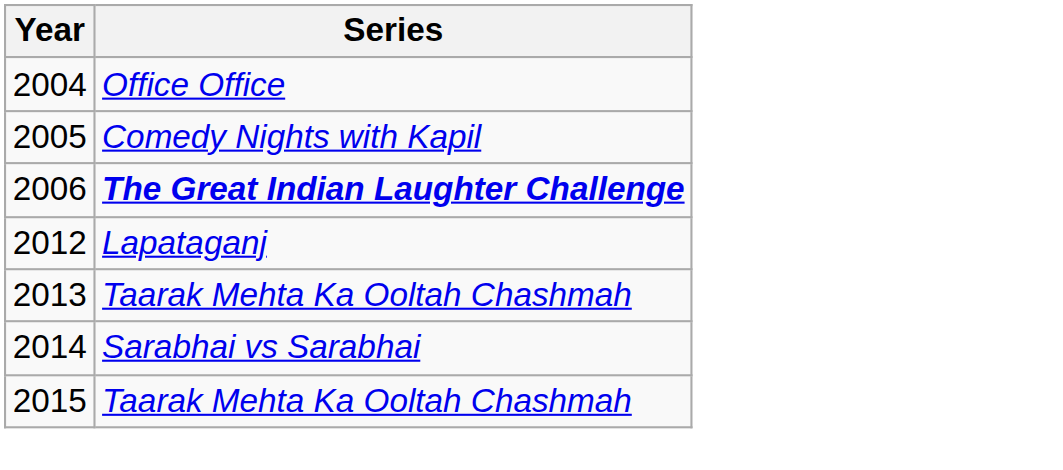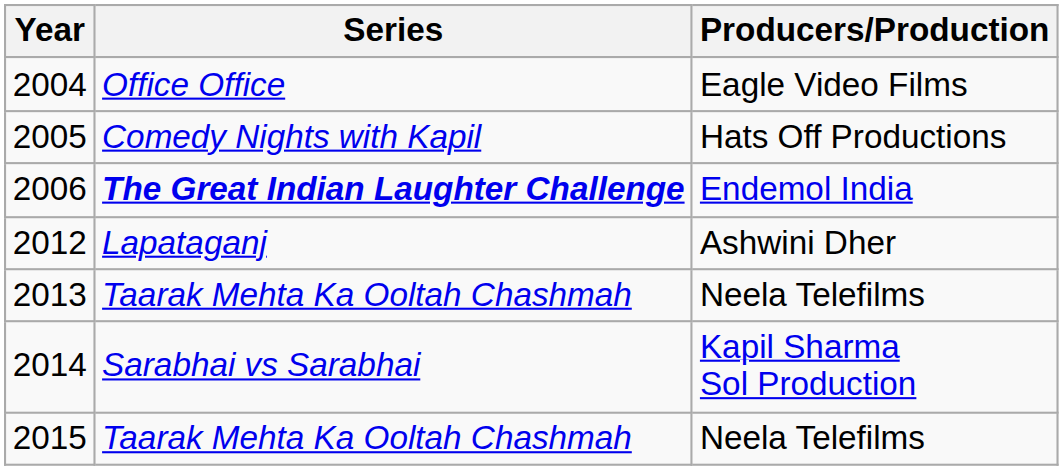+ column: (875, 30)
